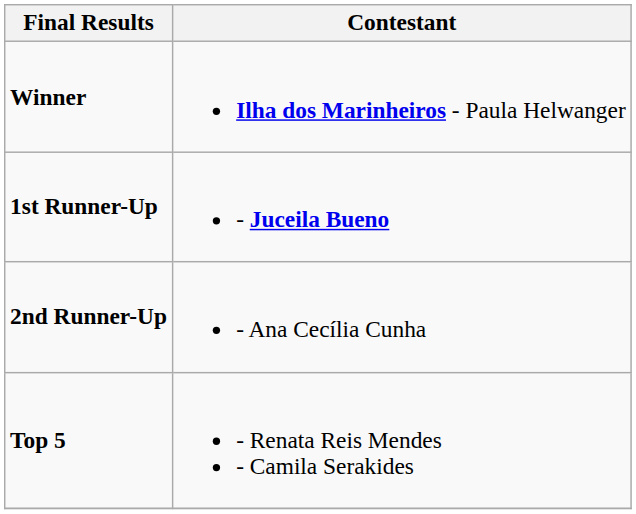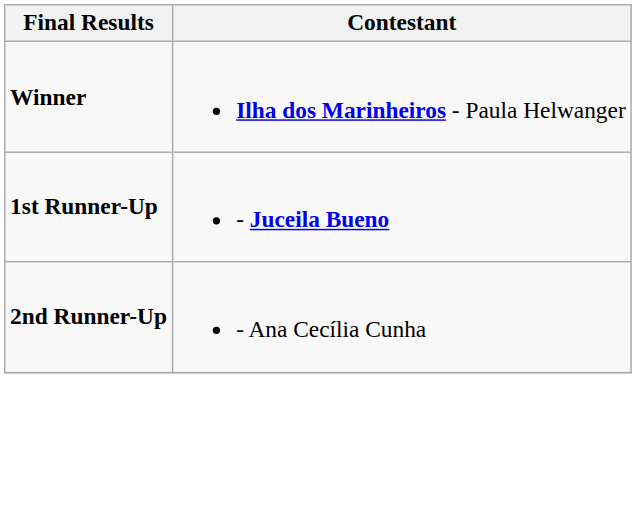- row: (38, 439)
